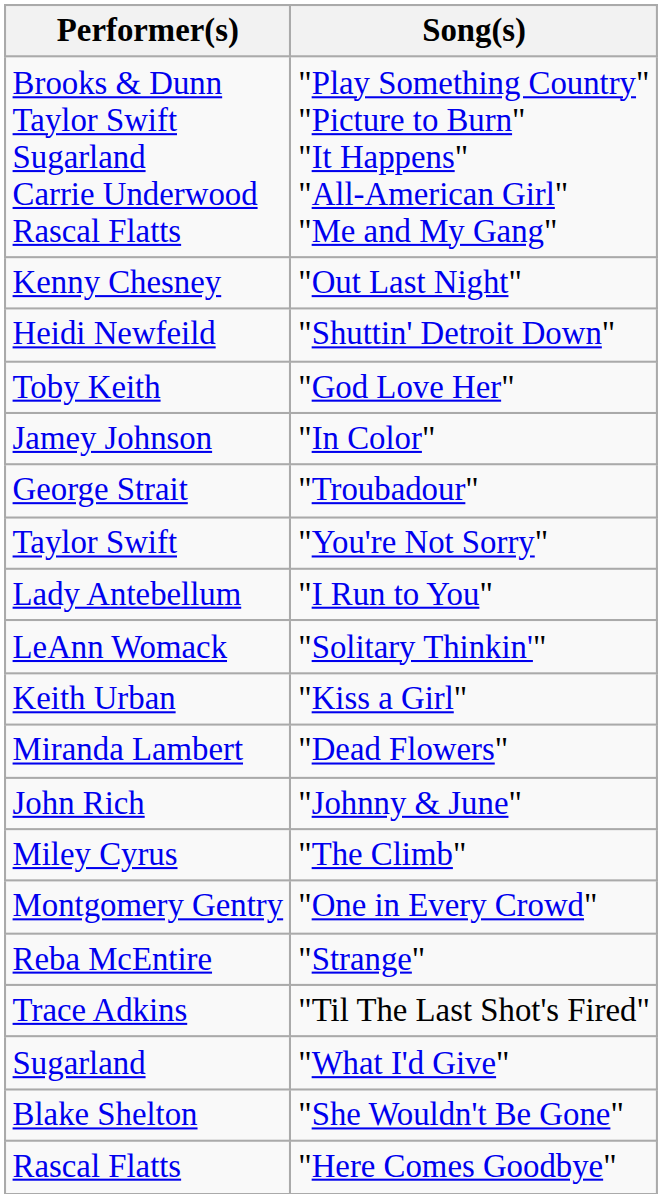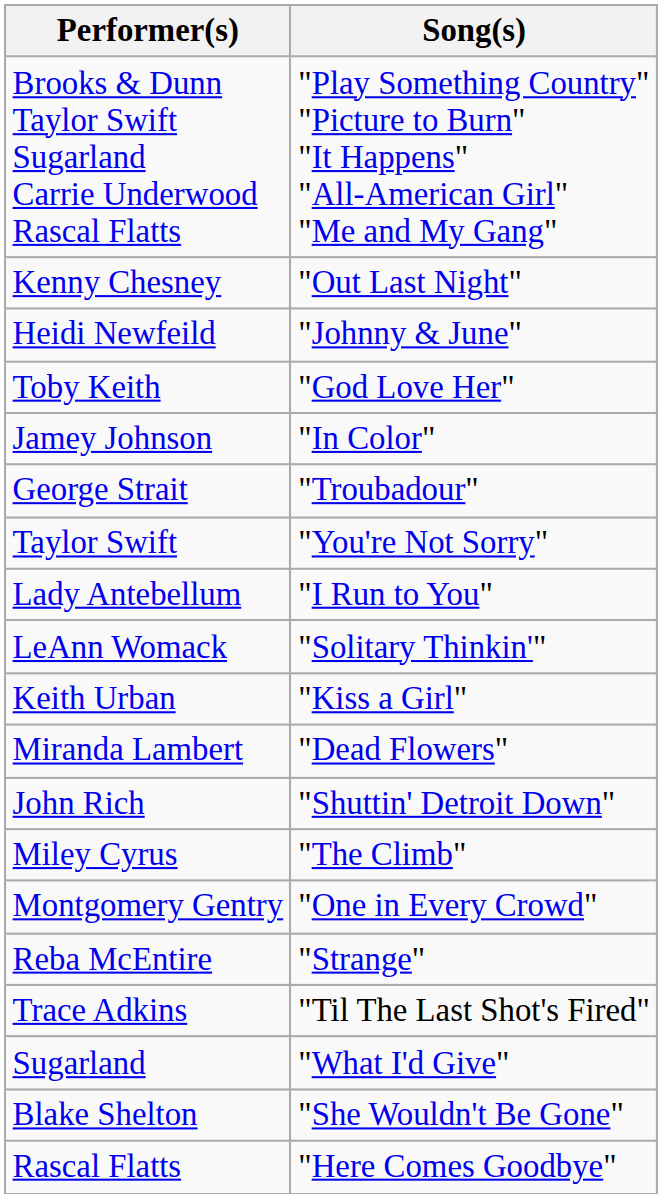(457, 334) "Shuttin' Detroit Down" -> (410, 334) "Johnny & June"
(410, 802) "Johnny & June" -> (457, 802) "Shuttin' Detroit Down"
